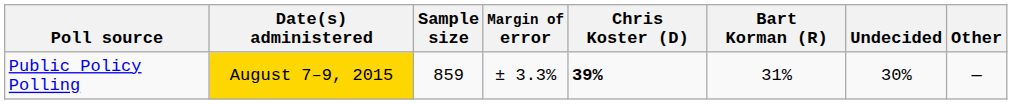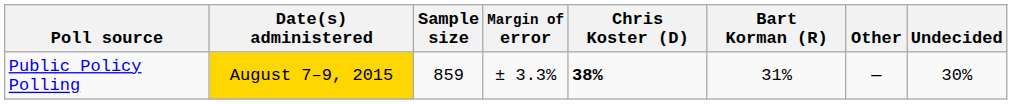columns swapped: (977, 38) <-> (896, 38)
(587, 76) 39% -> (587, 76) 38%
